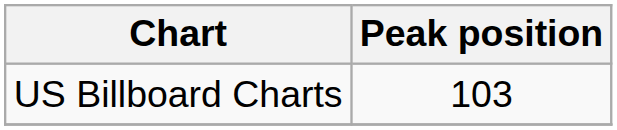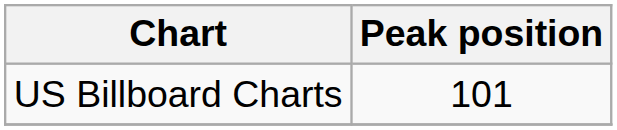(482, 93) 103 -> (482, 93) 101
